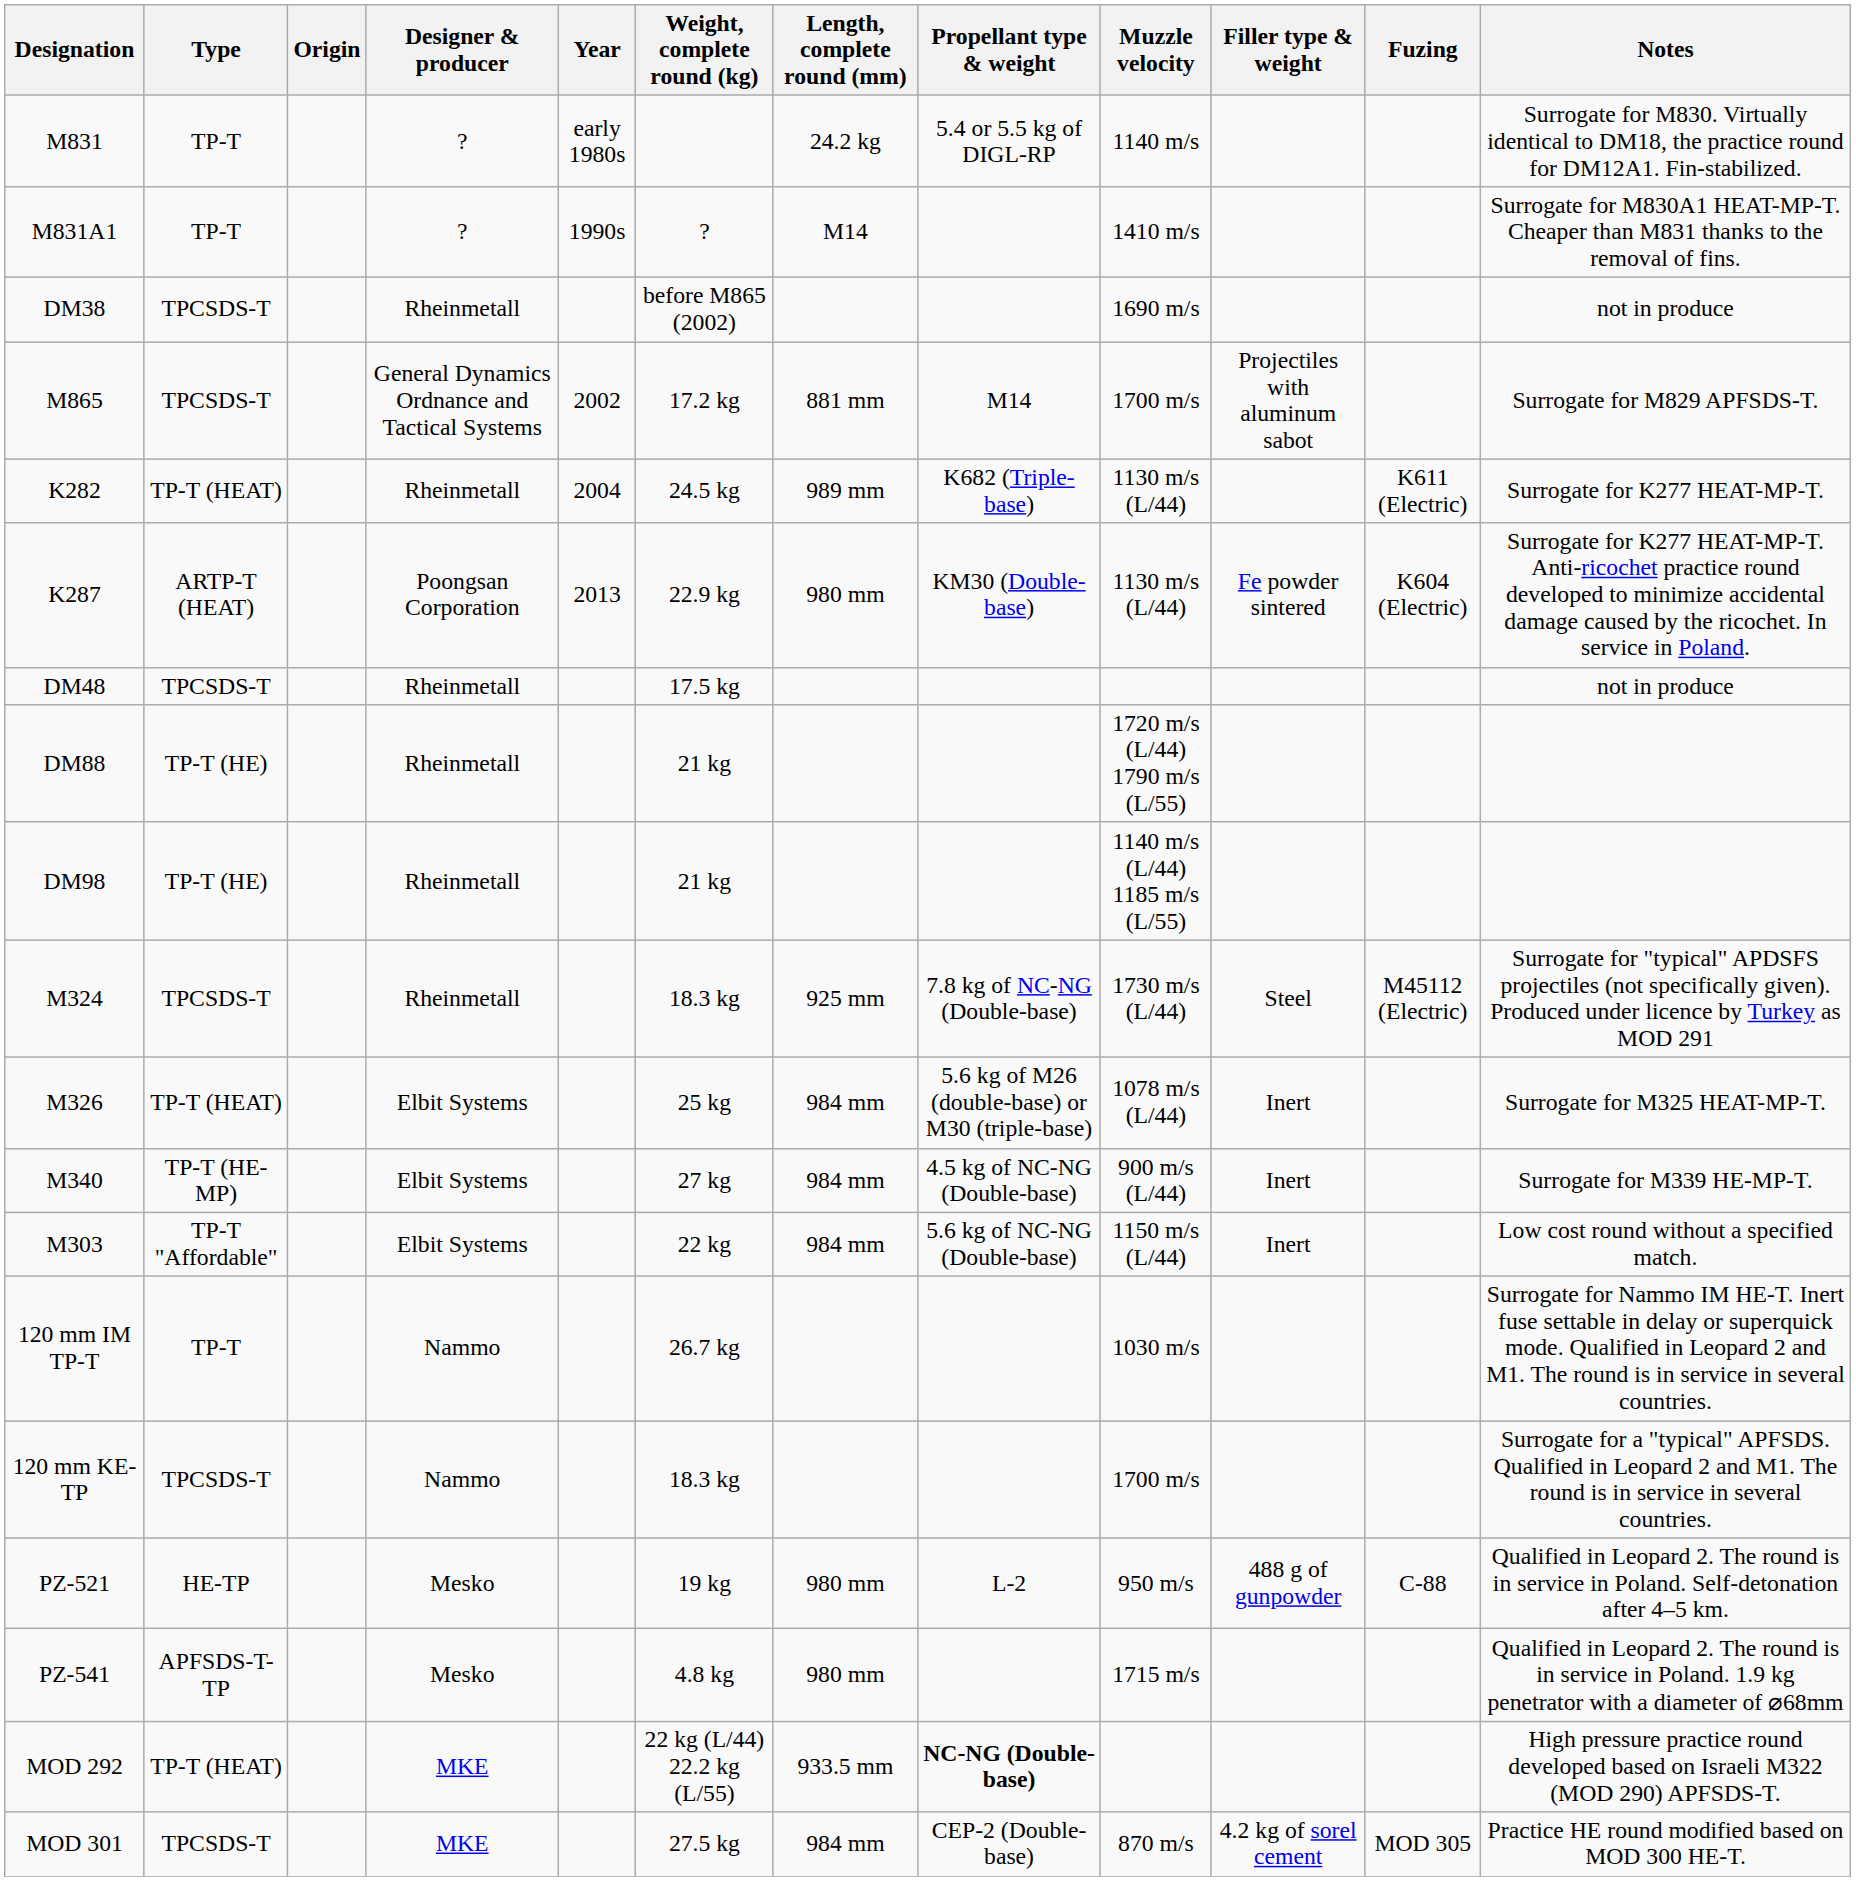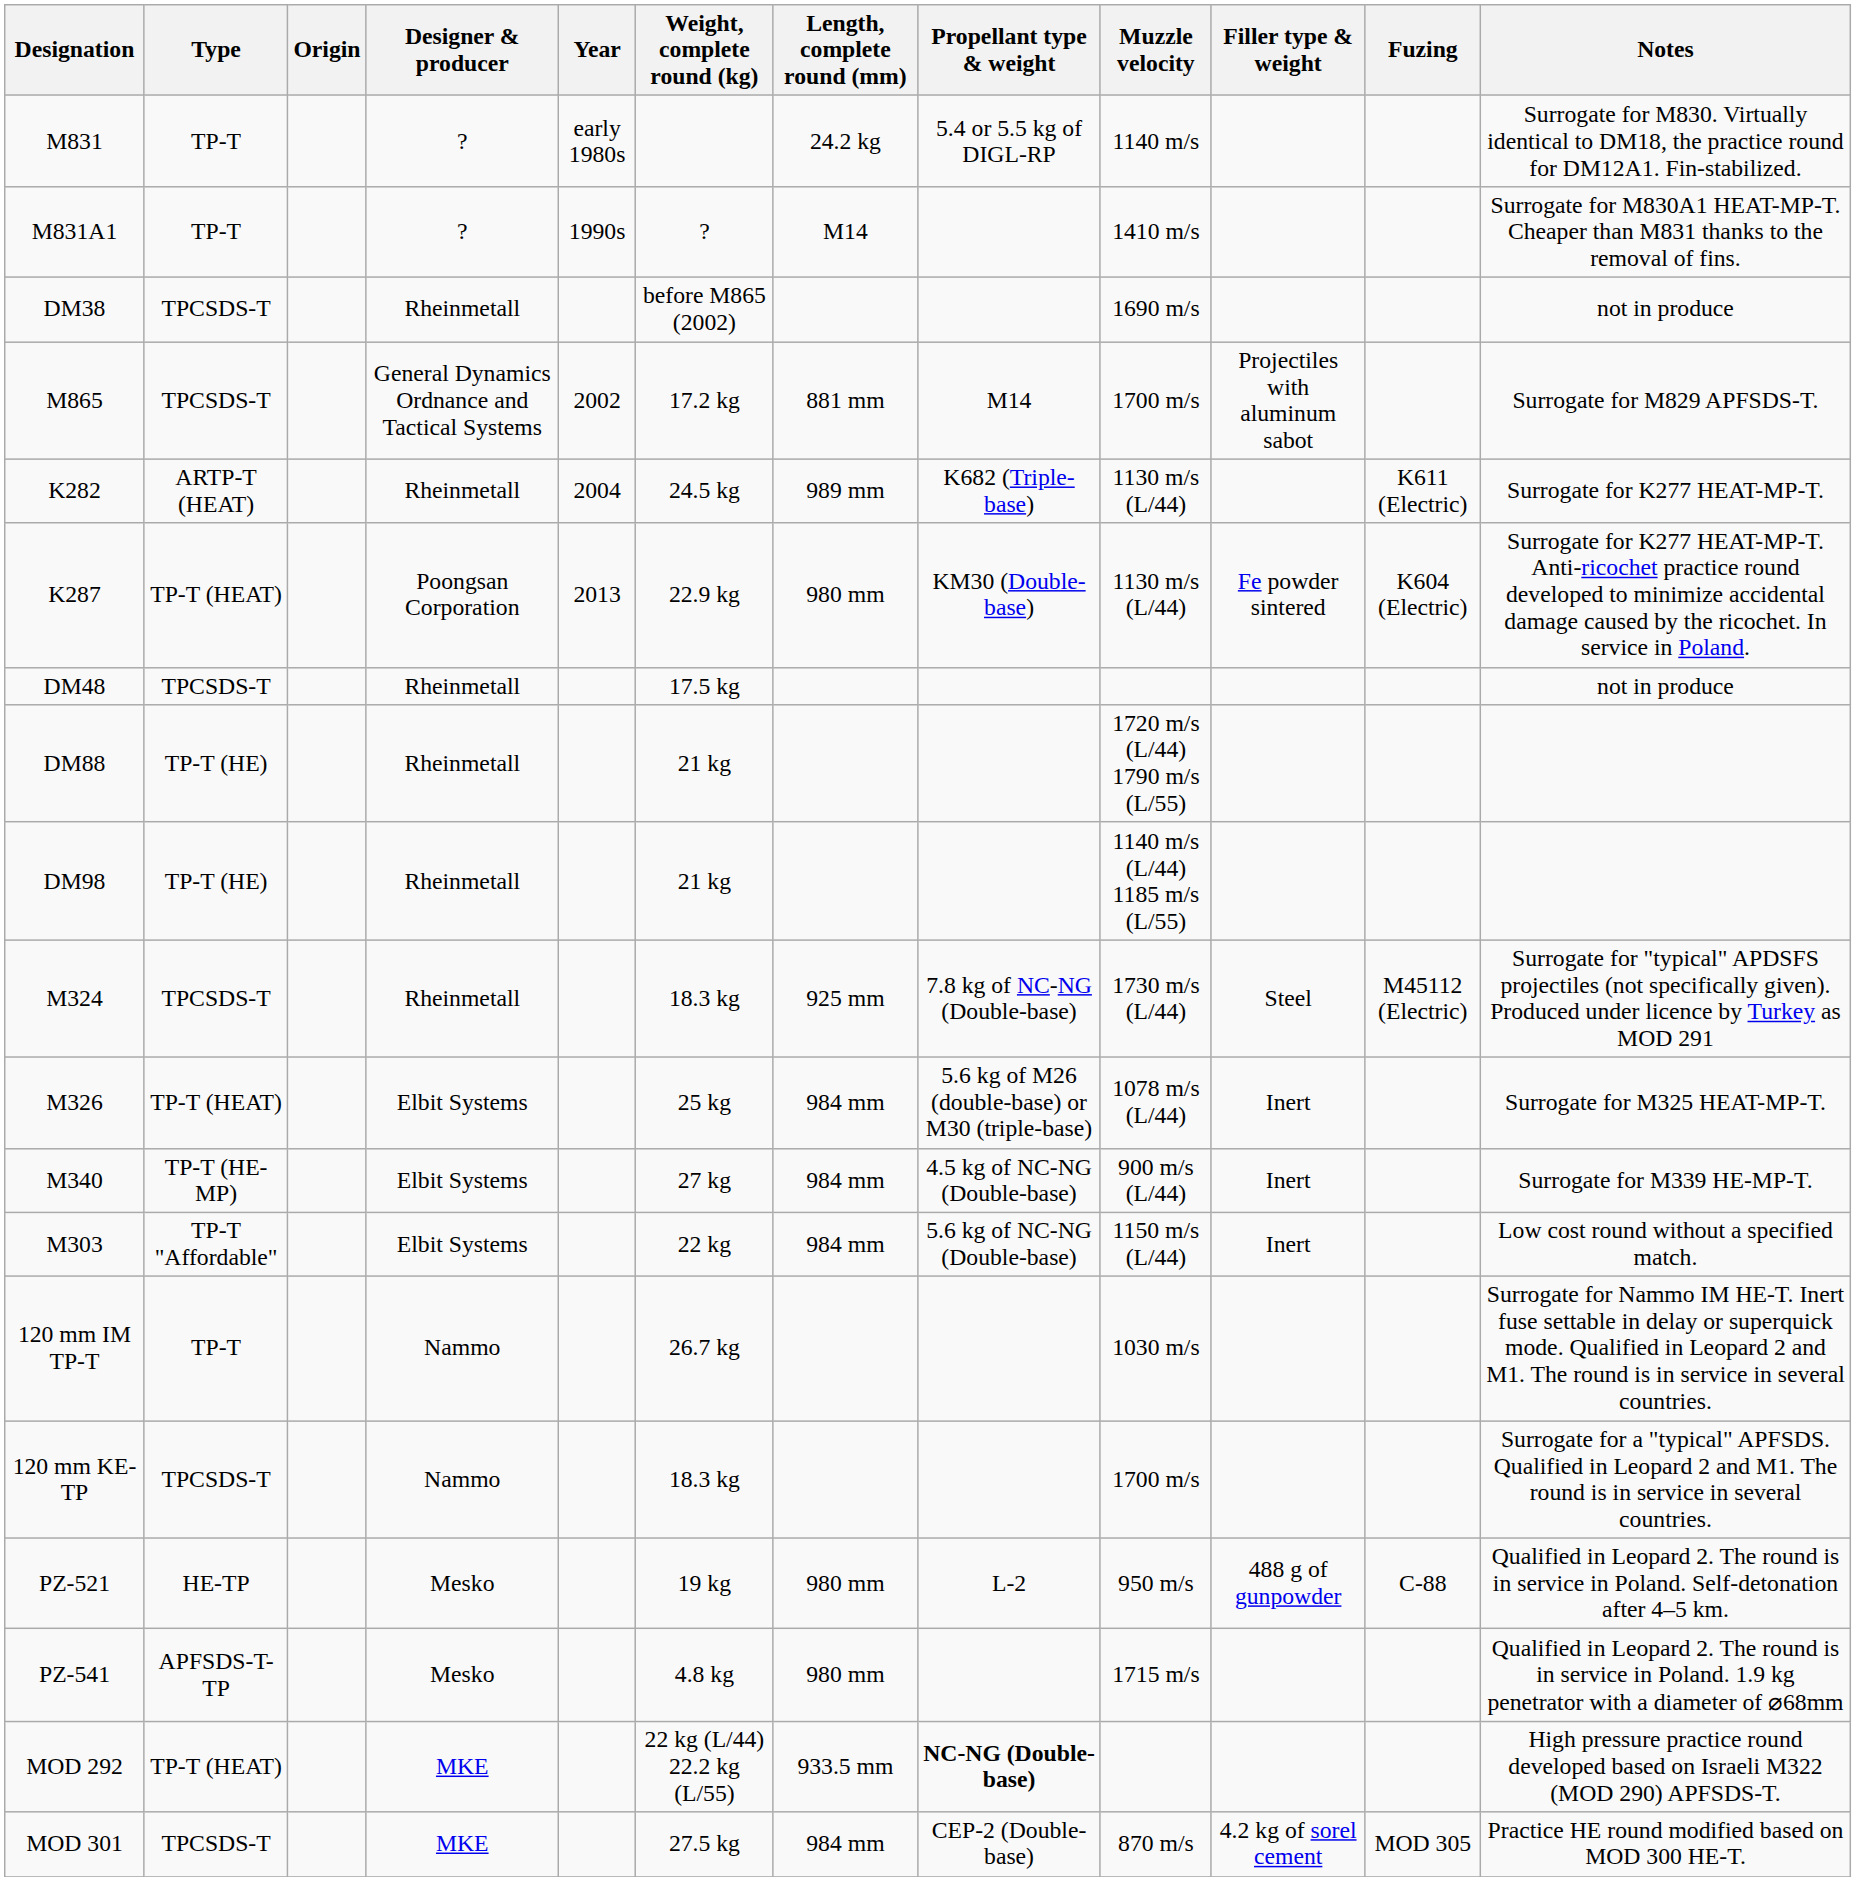(216, 490) TP-T (HEAT) -> (216, 490) ARTP-T (HEAT)
(216, 594) ARTP-T (HEAT) -> (216, 594) TP-T (HEAT)
